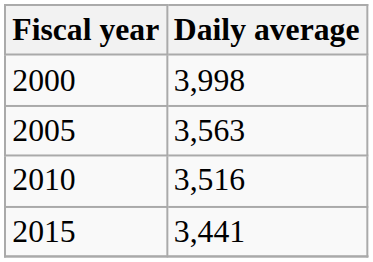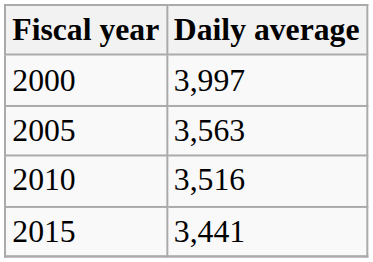(209, 79) 3,998 -> (209, 79) 3,997
